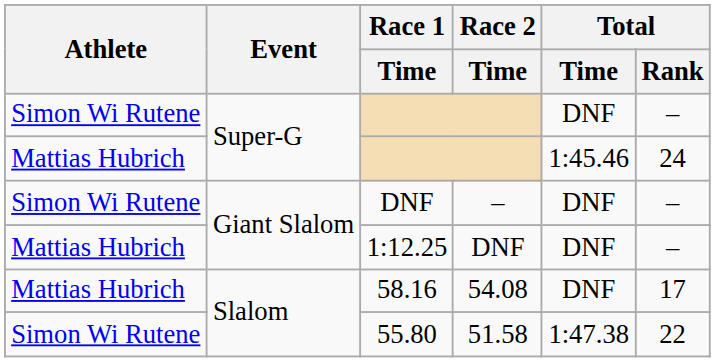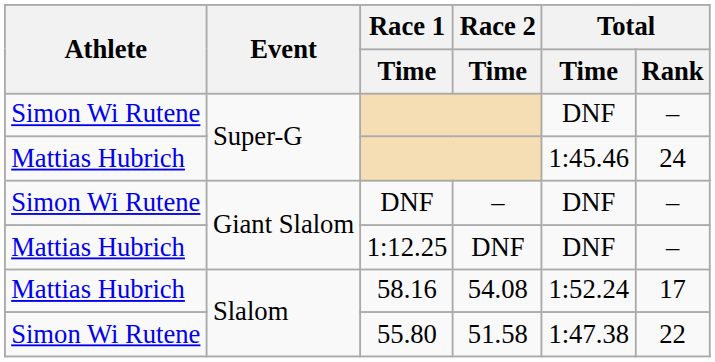(589, 290) DNF -> (589, 290) 1:52.24
